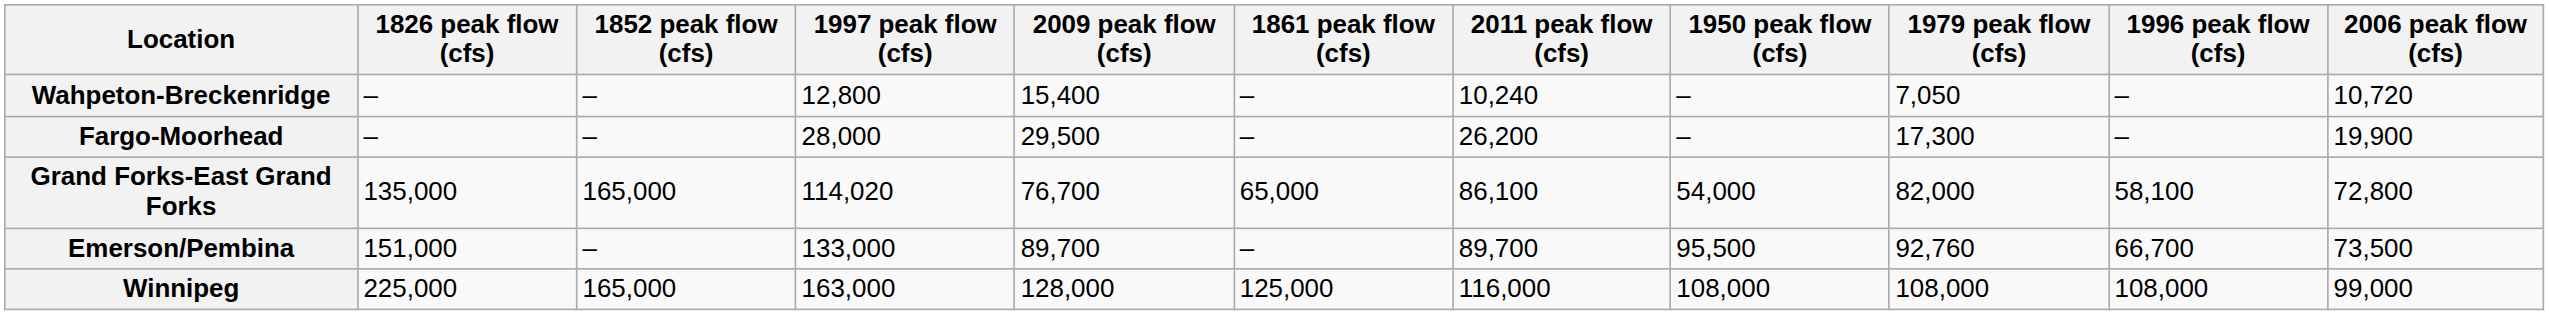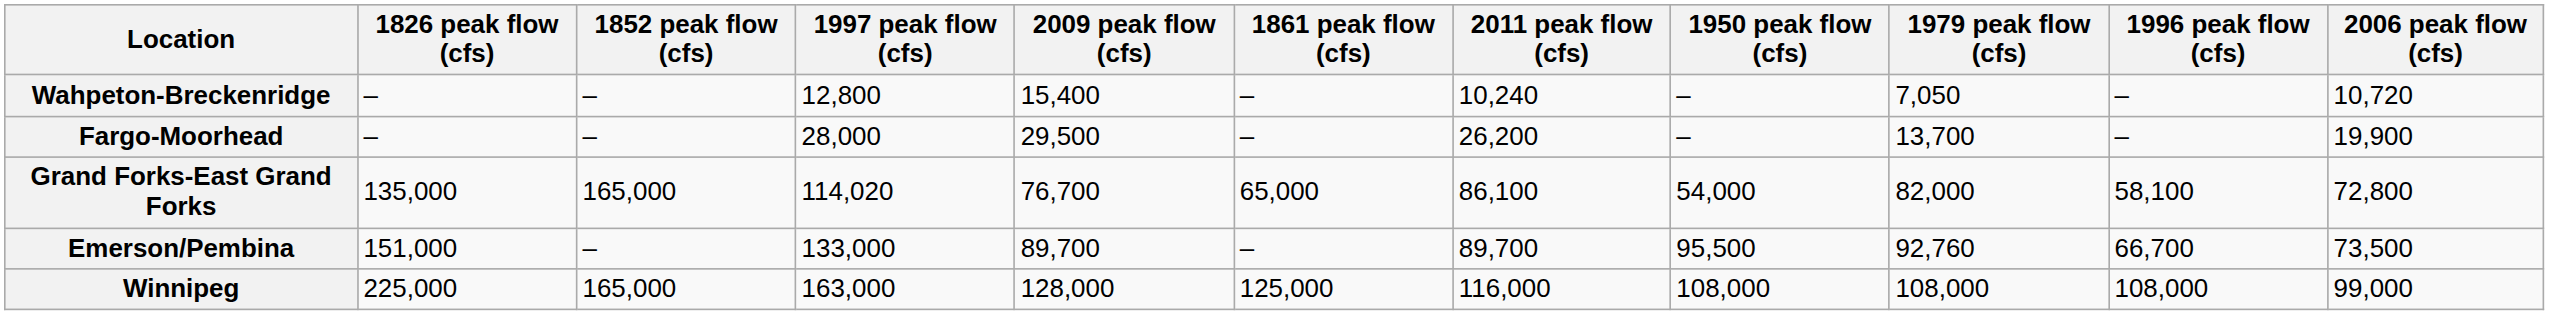(1935, 136) 17,300 -> (1935, 136) 13,700
